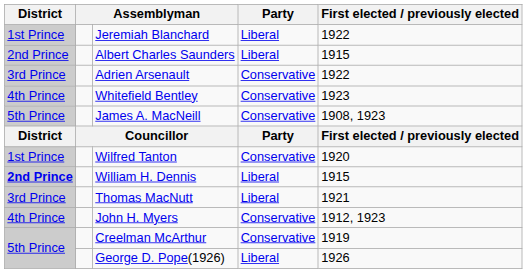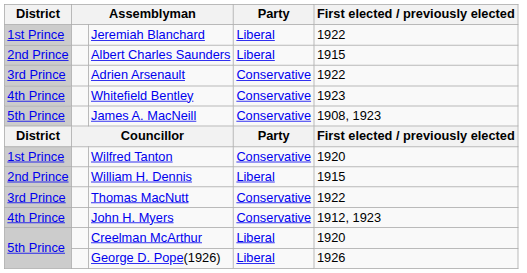(40, 177) bold -> (38, 177) normal
(260, 197) Liberal -> (274, 197) Conservative
(335, 197) 1921 -> (331, 197) 1922
(278, 237) Conservative -> (256, 237) Liberal
(335, 237) 1919 -> (331, 237) 1920
